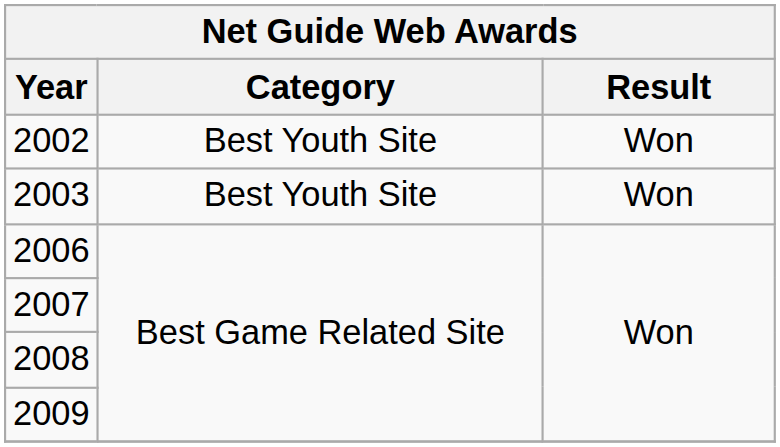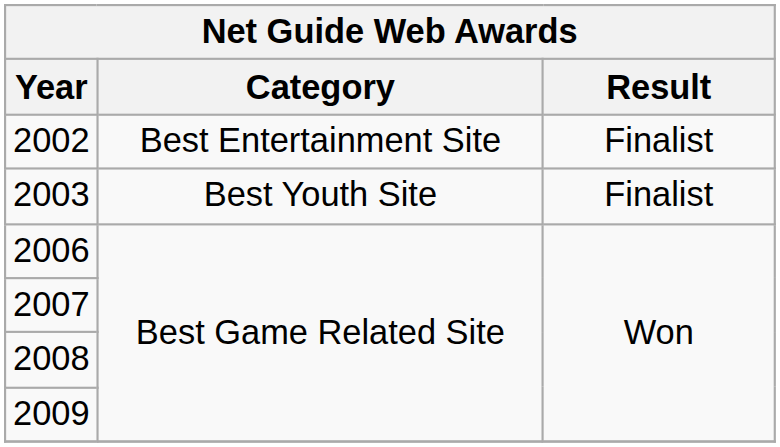(320, 140) Best Youth Site -> (320, 140) Best Entertainment Site
(659, 140) Won -> (659, 140) Finalist
(659, 195) Won -> (659, 195) Finalist
